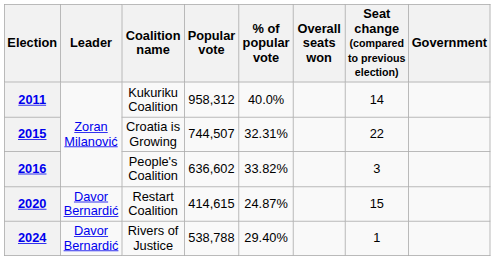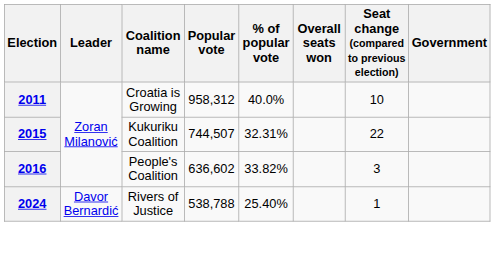(153, 99) Kukuriku Coalition -> (153, 99) Croatia is Growing
(377, 99) 14 -> (377, 99) 10
(153, 134) Croatia is Growing -> (153, 134) Kukuriku Coalition
- row: (32, 203)
(266, 238) 29.40% -> (266, 203) 25.40%
